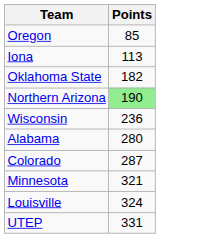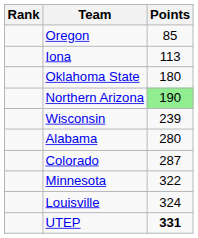+ column: (23, 14)
(132, 77) 182 -> (170, 77) 180
(132, 118) 236 -> (170, 118) 239
(132, 181) 321 -> (170, 181) 322
(132, 222) normal -> (170, 222) bold
